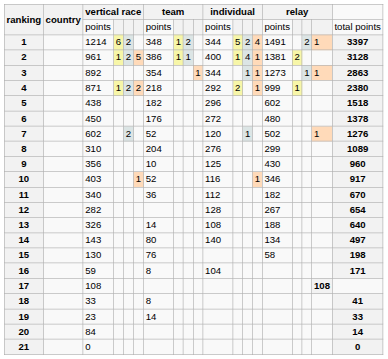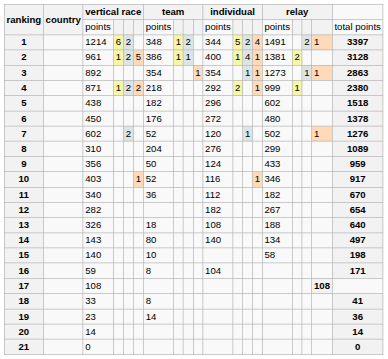(213, 73) 344 -> (213, 73) 354
(151, 164) 10 -> (151, 164) 50
(213, 164) 125 -> (213, 164) 124
(272, 164) 430 -> (272, 164) 433
(358, 164) 960 -> (358, 164) 959
(213, 210) 128 -> (213, 210) 182
(151, 225) 14 -> (151, 225) 18
(93, 255) 130 -> (93, 255) 140
(151, 255) 76 -> (151, 255) 10
(358, 316) 33 -> (358, 316) 36
(91, 331) 84 -> (91, 331) 14
